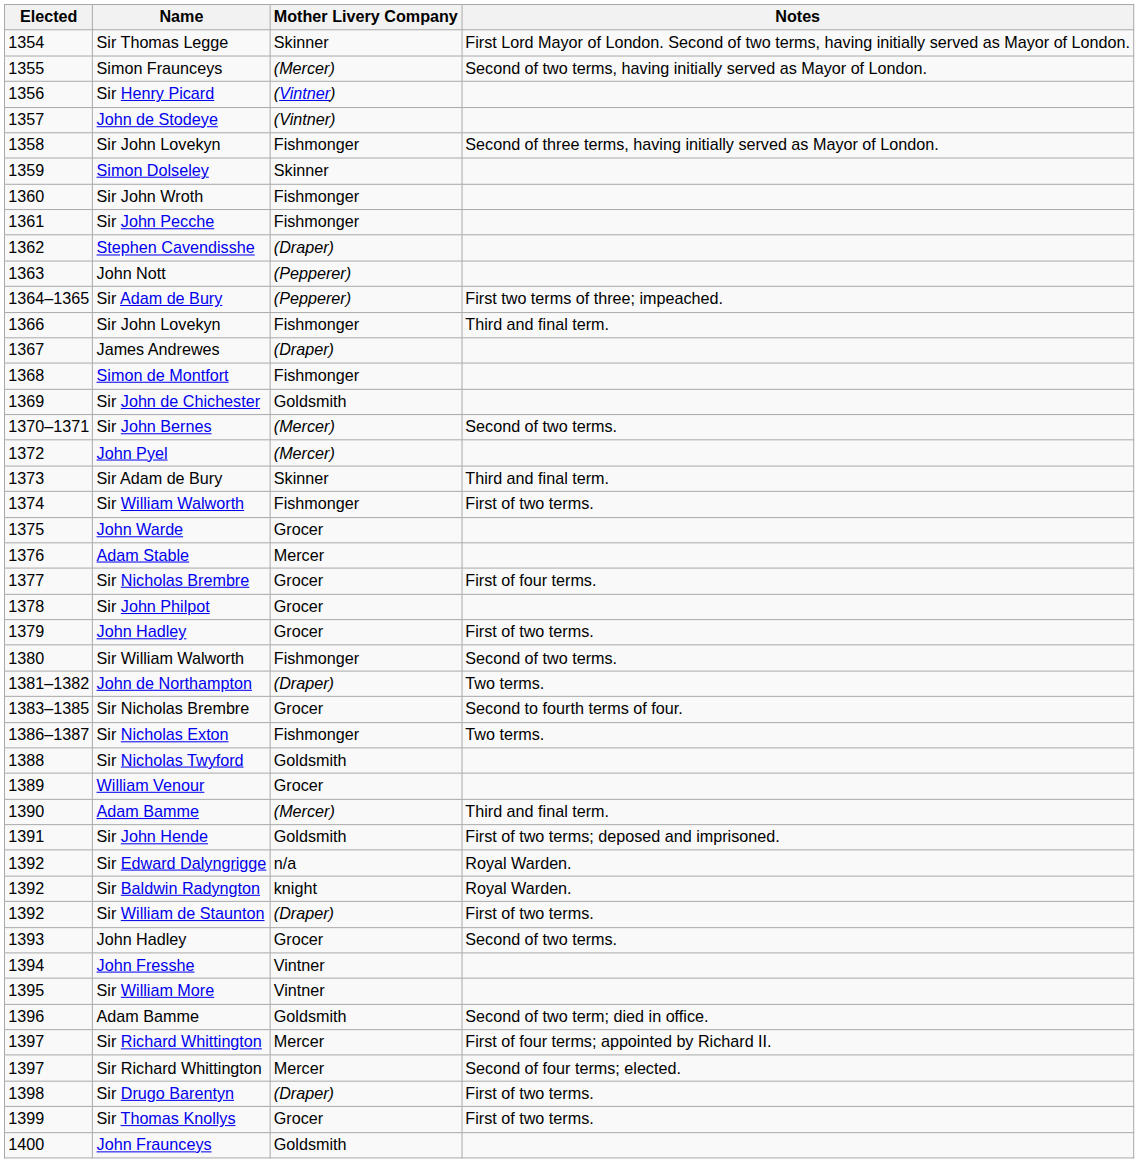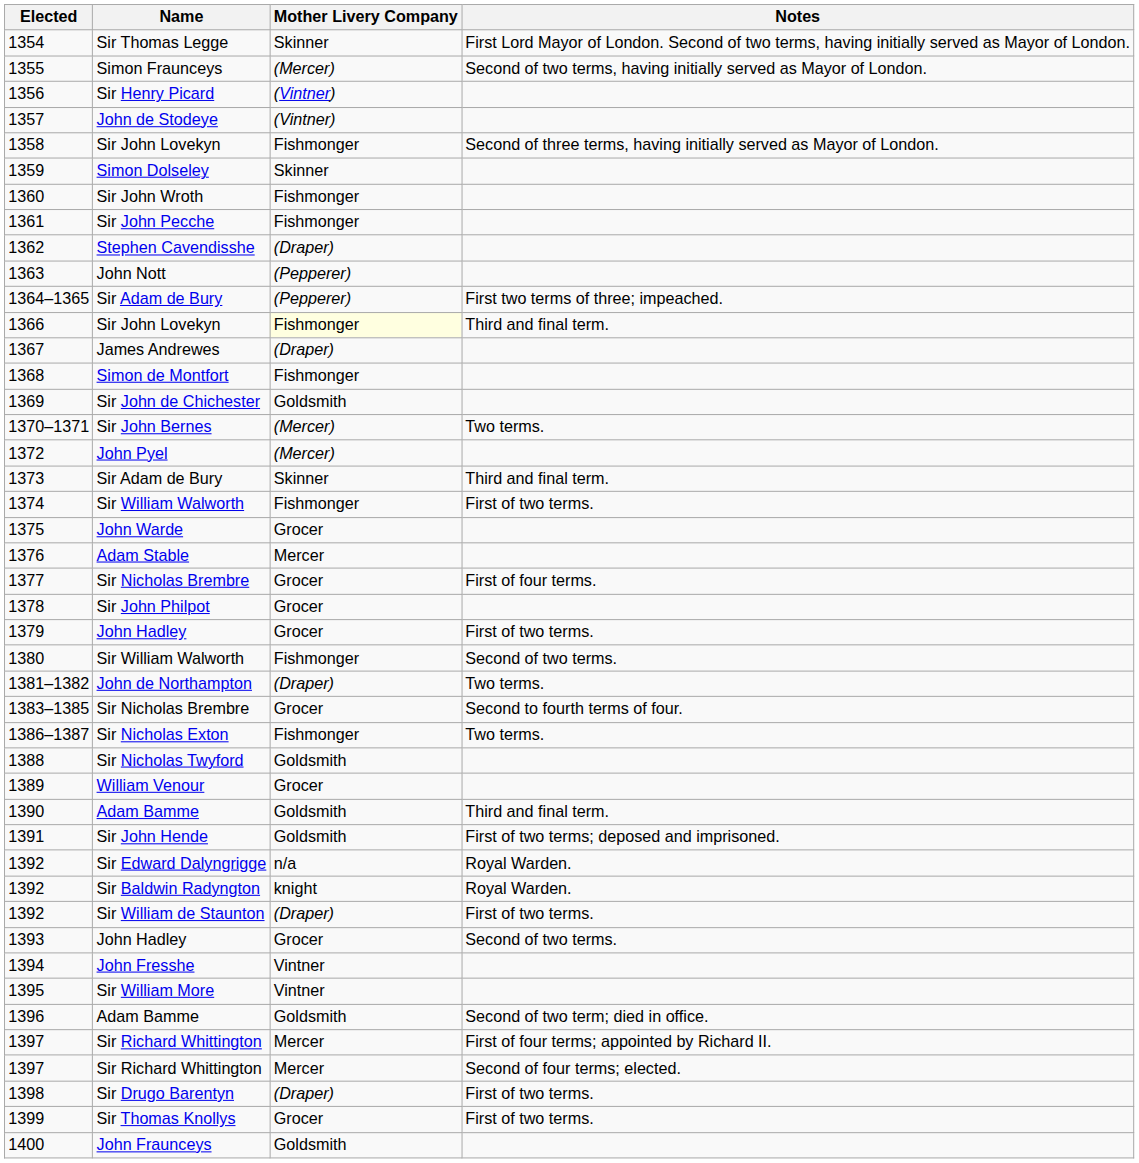(316, 324) no background -> (316, 324) lightyellow background
(541, 427) Second of two terms. -> (505, 427) Two terms.
(304, 811) (Mercer) -> (310, 811) Goldsmith
